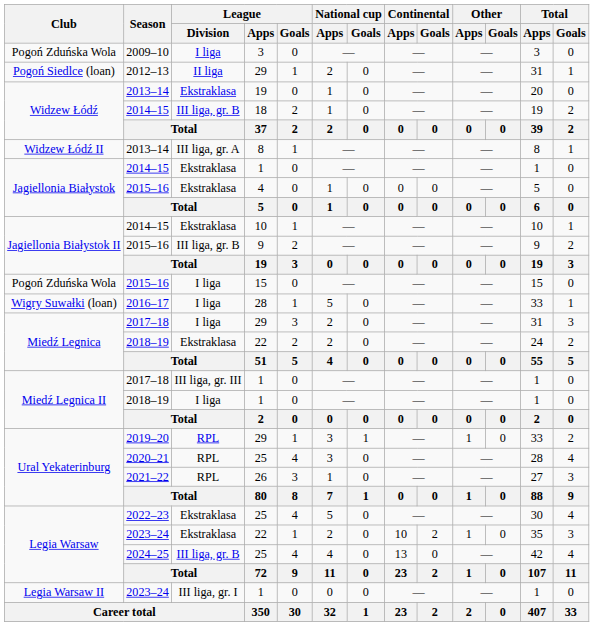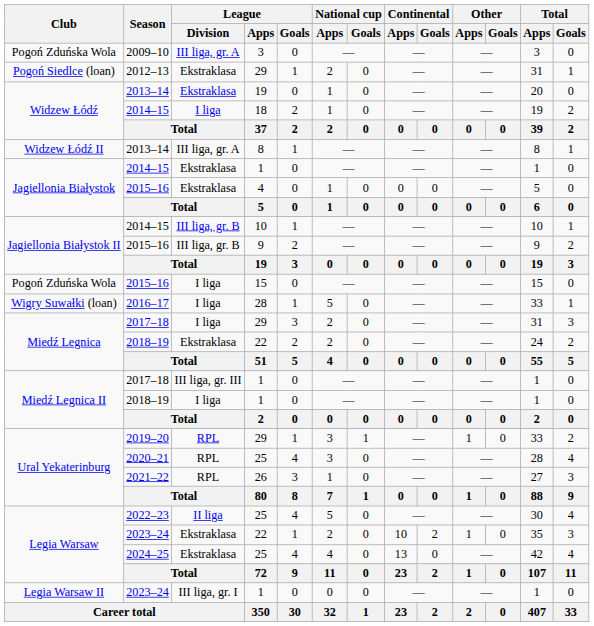(208, 52) I liga -> (208, 52) III liga, gr. A
(208, 71) II liga -> (208, 71) Ekstraklasa
(208, 110) III liga, gr. B -> (208, 110) I liga
(208, 226) Ekstraklasa -> (208, 226) III liga, gr. B
(208, 515) Ekstraklasa -> (208, 515) II liga
(208, 554) III liga, gr. B -> (208, 554) Ekstraklasa
